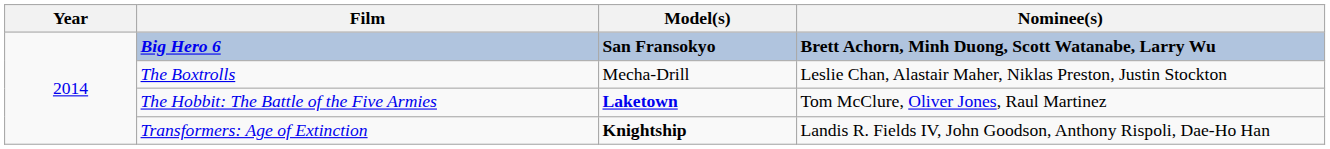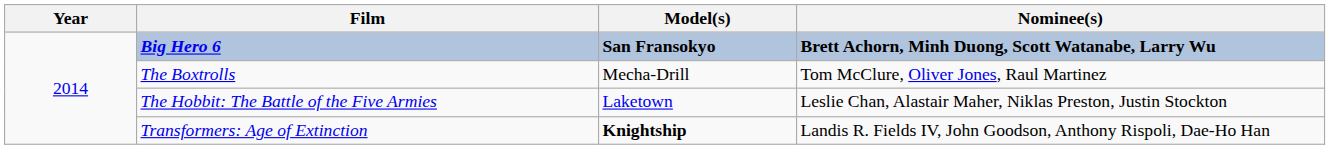(1014, 74) Leslie Chan, Alastair Maher, Niklas Preston, Justin Stockton -> (954, 74) Tom McClure, Oliver Jones, Raul Martinez
(640, 102) bold -> (638, 102) normal
(954, 102) Tom McClure, Oliver Jones, Raul Martinez -> (1014, 102) Leslie Chan, Alastair Maher, Niklas Preston, Justin Stockton
